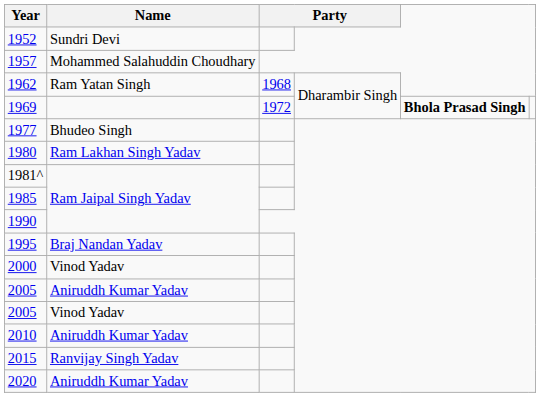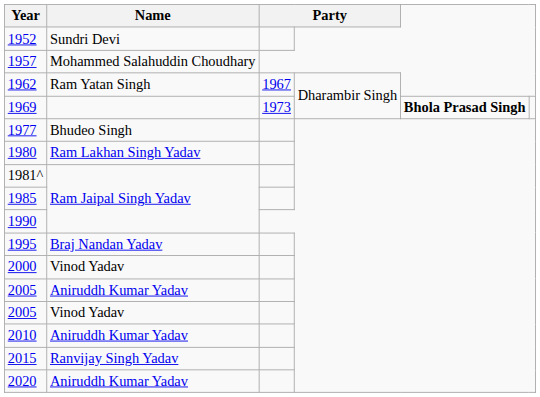(277, 84) 1968 -> (277, 84) 1967
(277, 107) 1972 -> (277, 107) 1973
